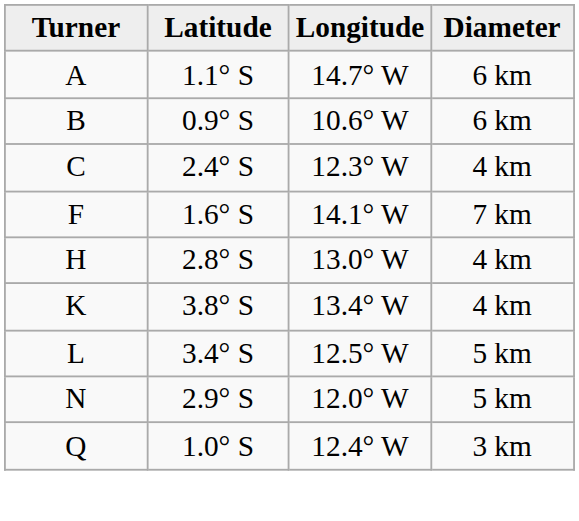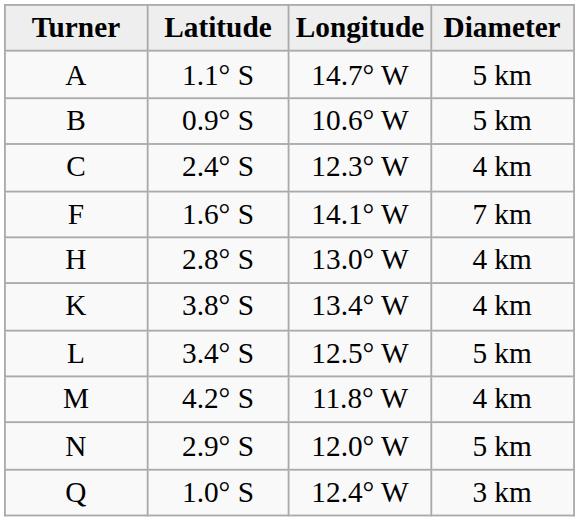(502, 74) 6 km -> (502, 74) 5 km
(502, 120) 6 km -> (502, 120) 5 km
+ row: (76, 399)
